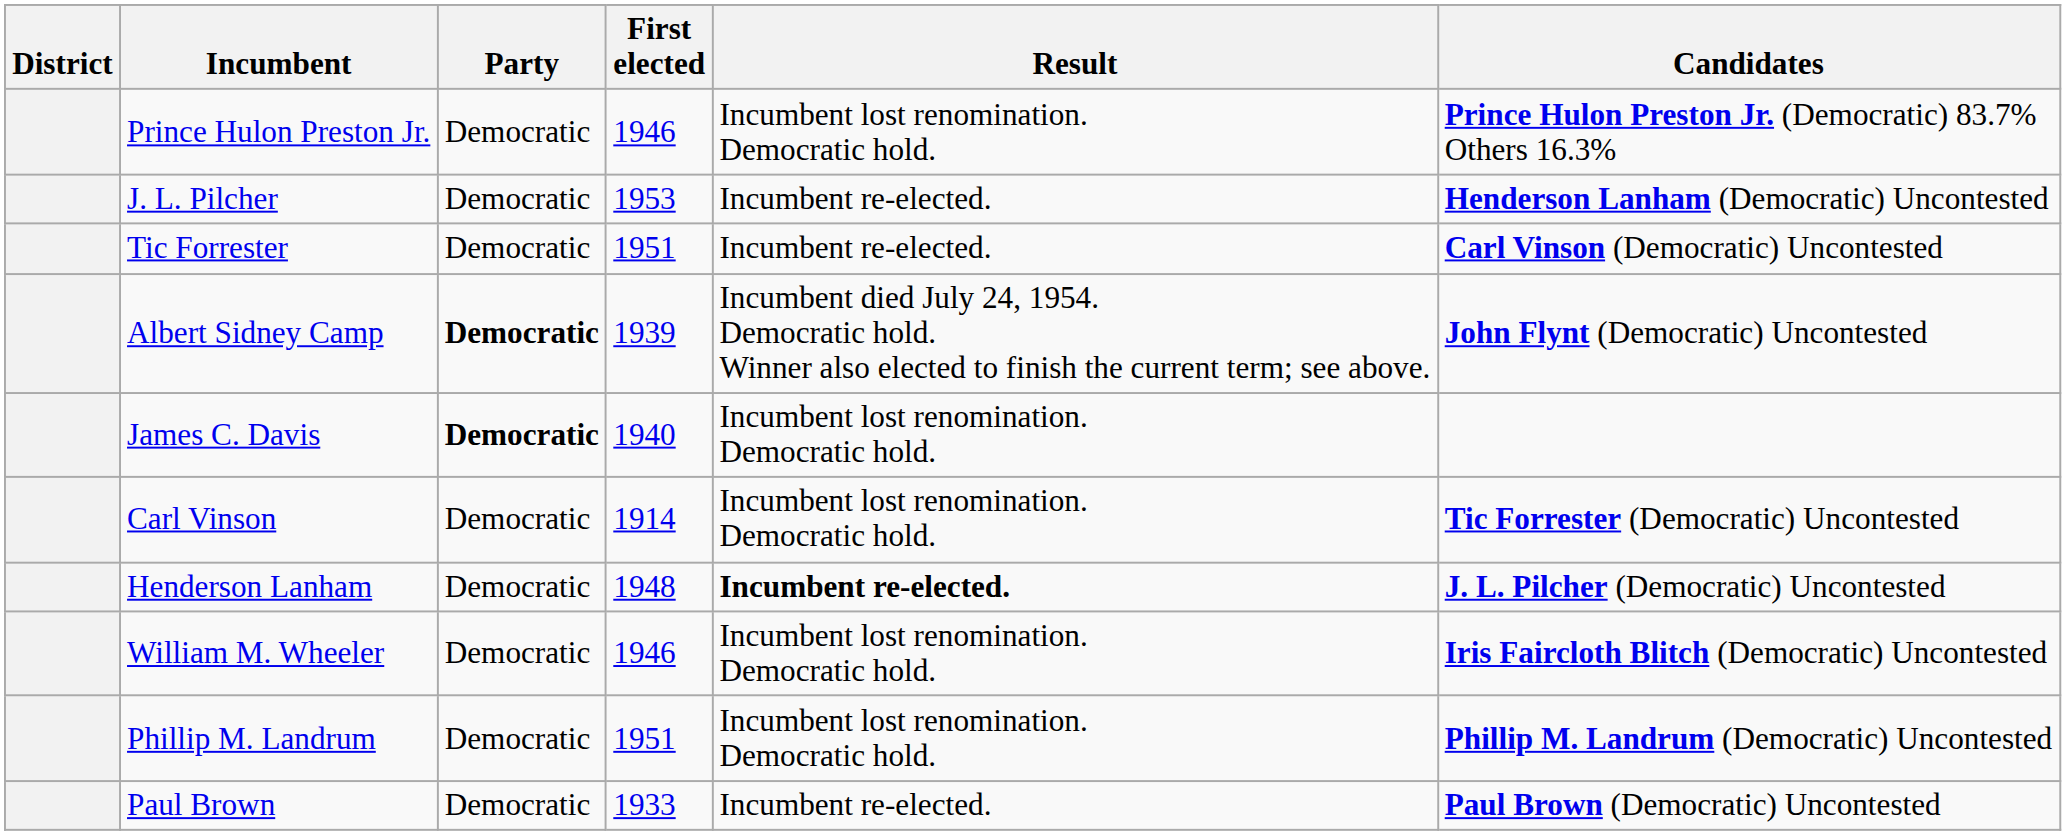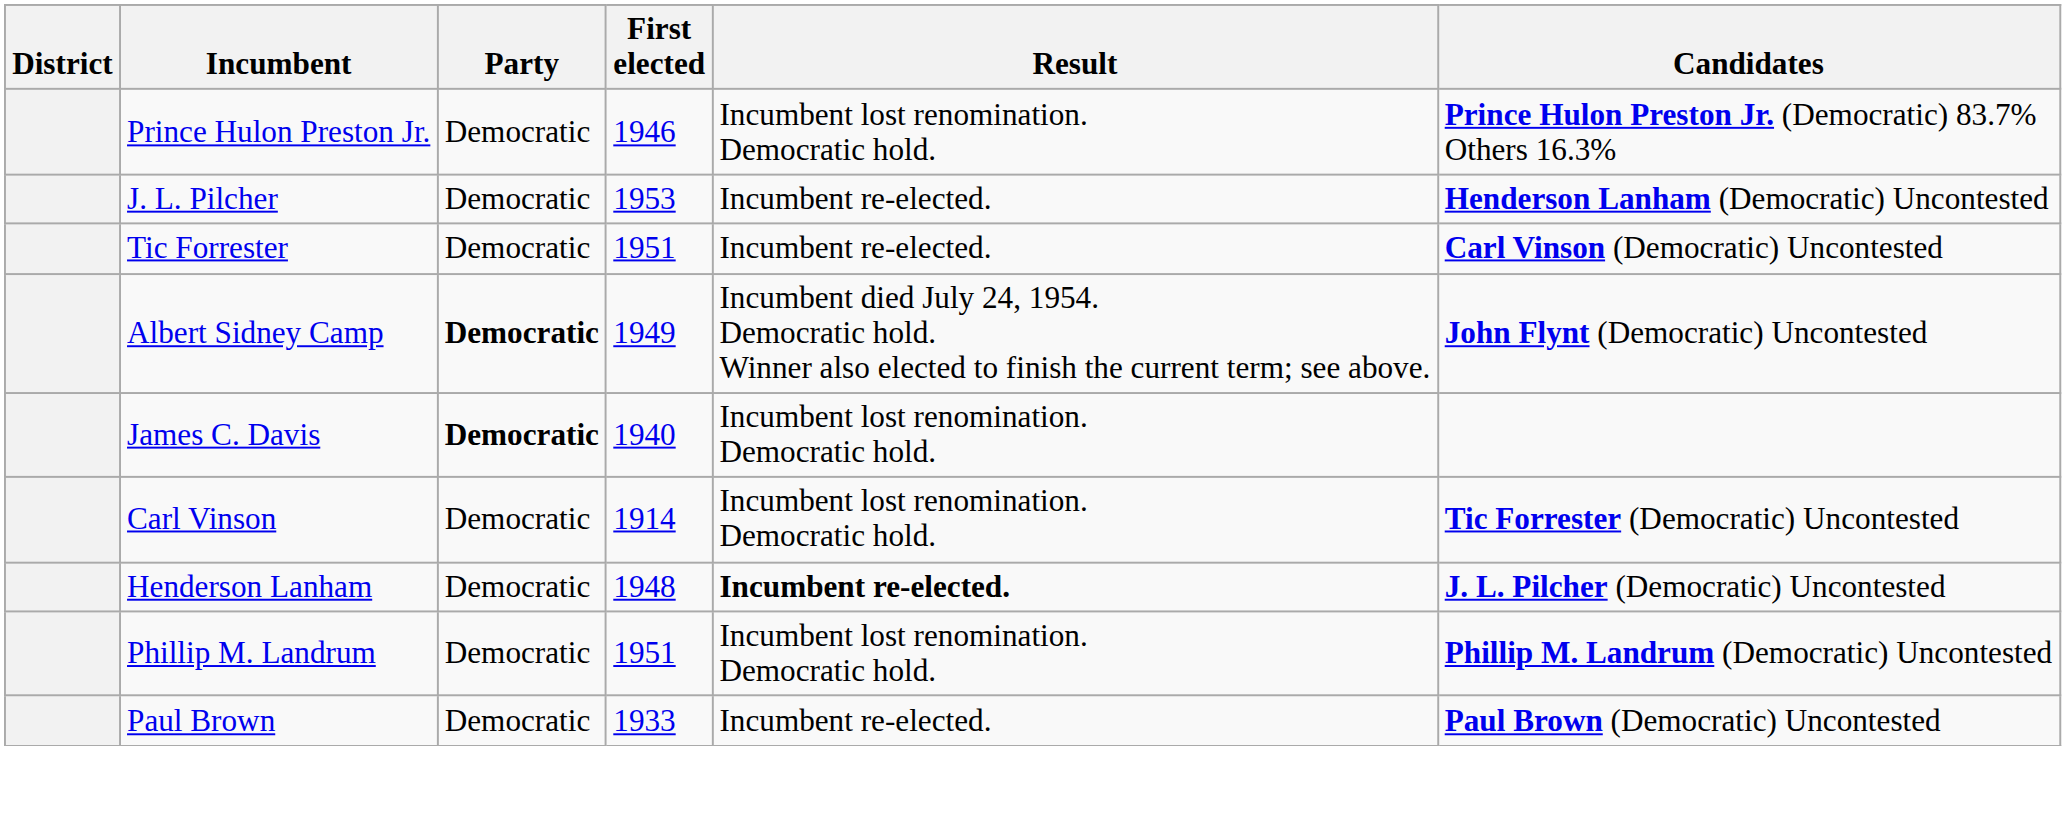(644, 332) 1939 -> (644, 332) 1949
- row: (256, 653)
